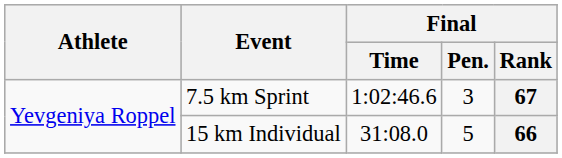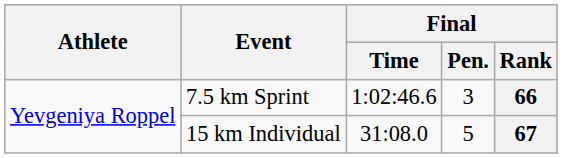(526, 97) 67 -> (526, 97) 66
(526, 134) 66 -> (526, 134) 67
